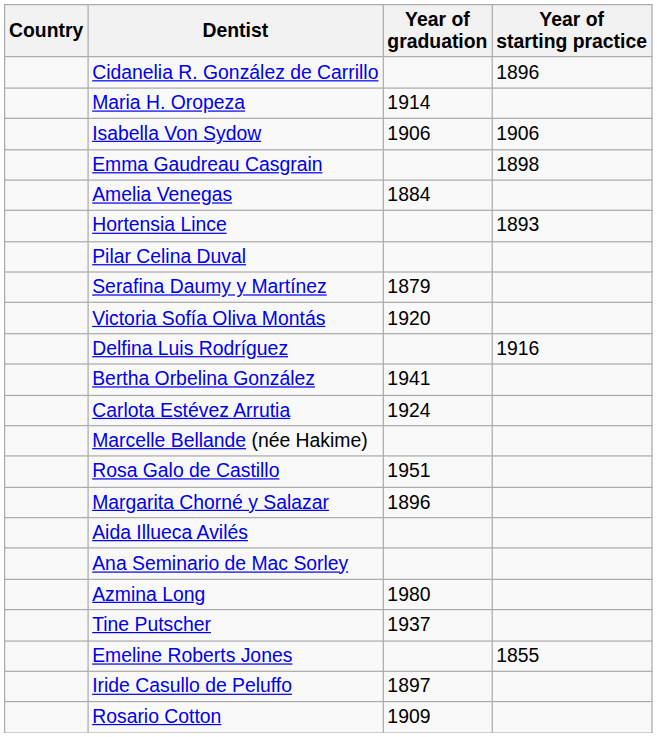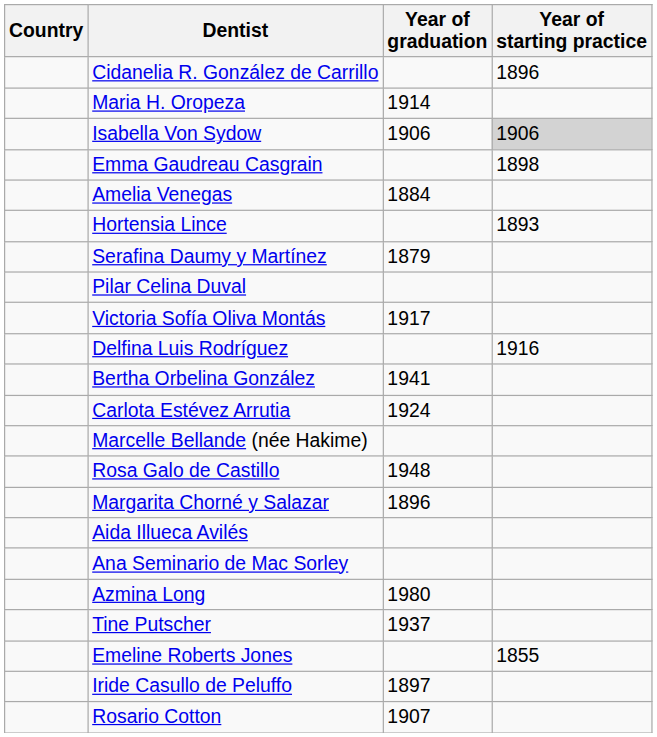(518, 133) no background -> (518, 133) lightgrey background
rows swapped: (169, 256) <-> (209, 287)
(409, 317) 1920 -> (409, 317) 1917
(409, 471) 1951 -> (409, 471) 1948
(409, 717) 1909 -> (409, 717) 1907
